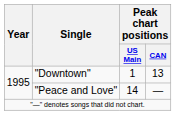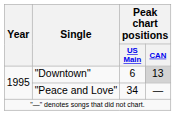(132, 74) 1 -> (132, 74) 6
(158, 74) no background -> (158, 74) lightgrey background
(132, 91) 14 -> (132, 91) 34
